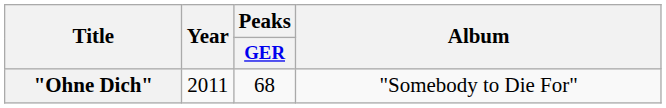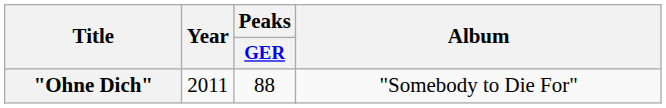(265, 85) 68 -> (265, 85) 88
